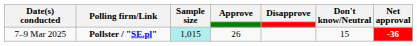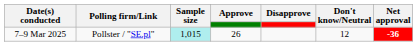(123, 34) bold -> (123, 34) normal
(345, 34) 15 -> (345, 34) 12
